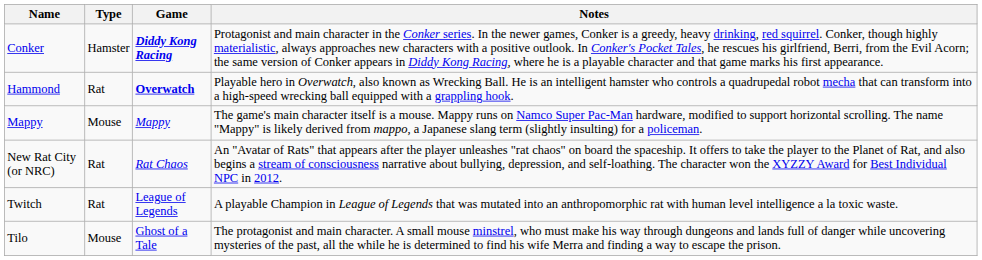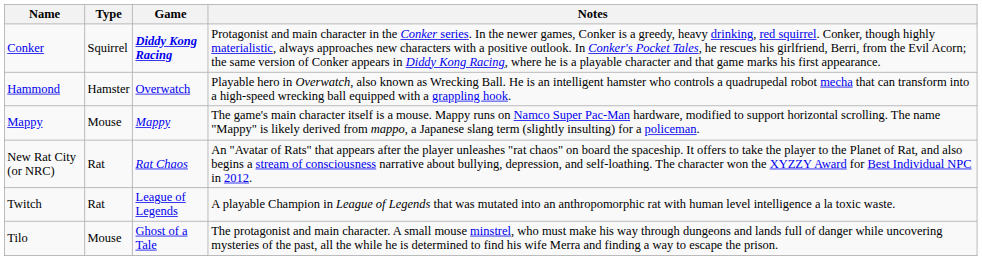(109, 48) Hamster -> (108, 48) Squirrel
(96, 89) Rat -> (109, 89) Hamster
(165, 89) bold -> (163, 89) normal
